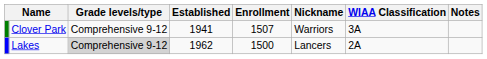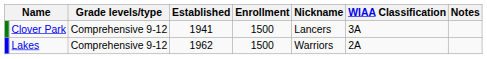(262, 29) 1507 -> (262, 29) 1500
(314, 29) Warriors -> (313, 29) Lancers
(119, 45) lightgrey background -> (119, 45) no background
(313, 45) Lancers -> (314, 45) Warriors
